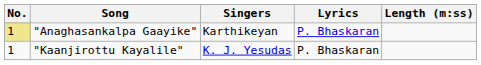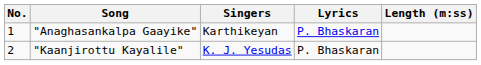(11, 32) khaki background -> (11, 32) no background
(11, 51) 1 -> (11, 51) 2
